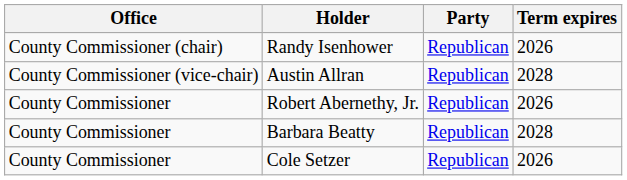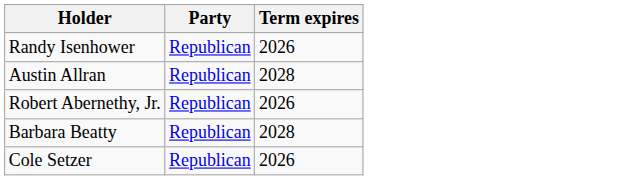- column: (134, 18)
